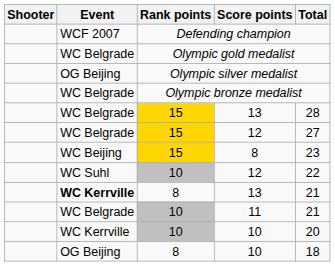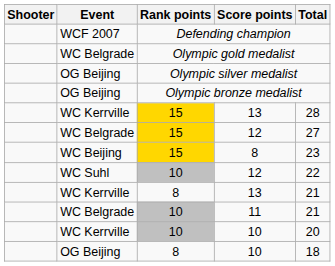(97, 93) WC Belgrade -> (90, 93) OG Beijing
(97, 113) WC Belgrade -> (95, 113) WC Kerrville
(97, 192) bold -> (95, 192) normal
